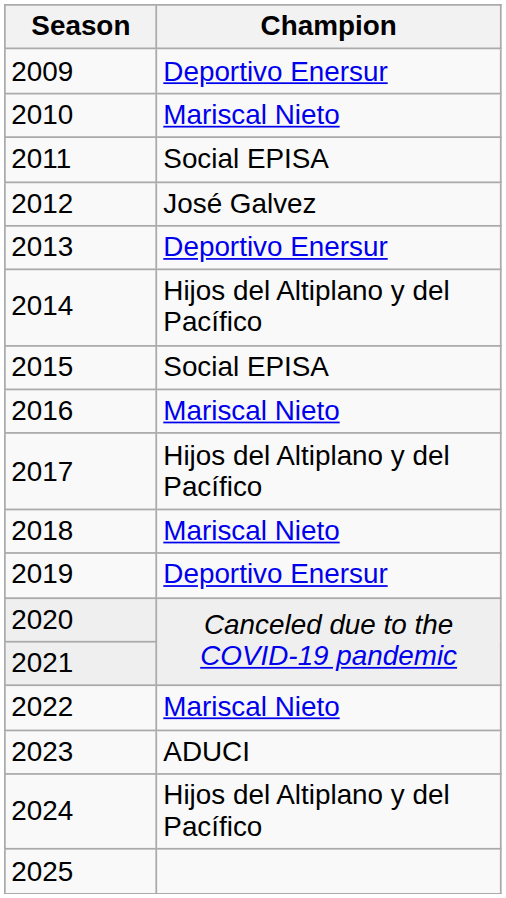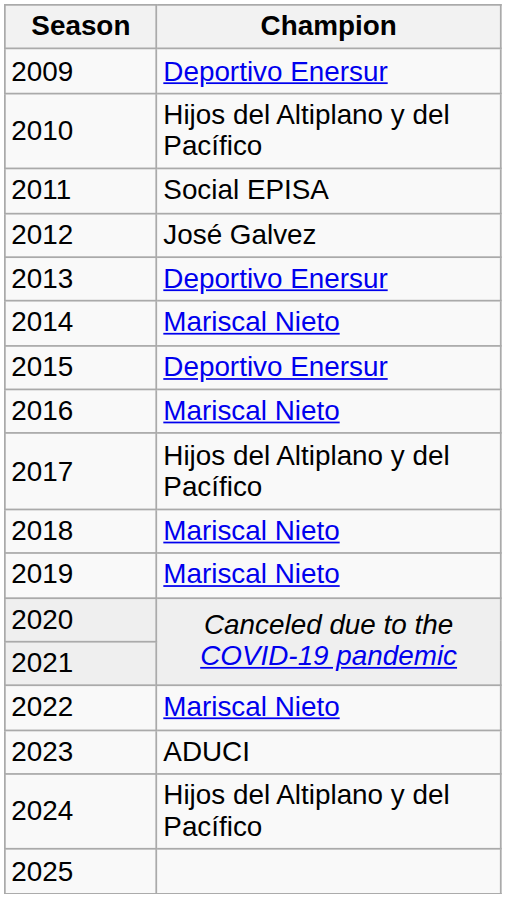(252, 114) Mariscal Nieto -> (306, 130) Hijos del Altiplano y del Pacífico
(306, 307) Hijos del Altiplano y del Pacífico -> (252, 322) Mariscal Nieto
(246, 366) Social EPISA -> (276, 366) Deportivo Enersur
(276, 574) Deportivo Enersur -> (252, 574) Mariscal Nieto
